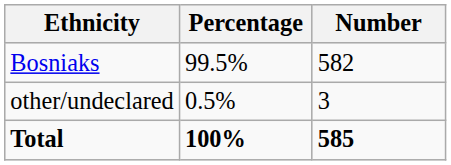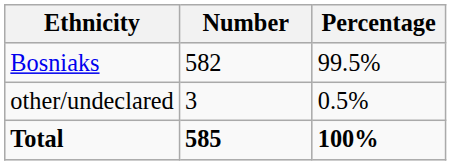columns swapped: (379, 23) <-> (246, 23)
